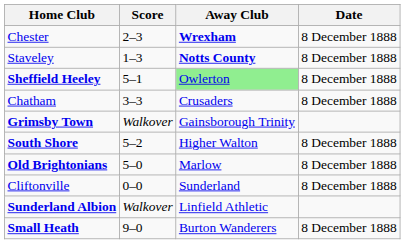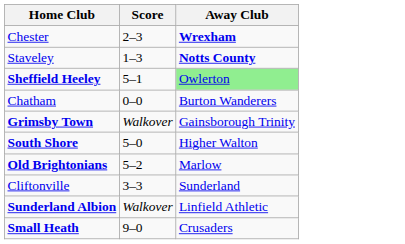- column: (349, 15)
(132, 100) 3–3 -> (132, 100) 0–0
(206, 100) Crusaders -> (228, 100) Burton Wanderers
(132, 143) 5–2 -> (132, 143) 5–0
(132, 164) 5–0 -> (132, 164) 5–2
(132, 185) 0–0 -> (132, 185) 3–3
(228, 228) Burton Wanderers -> (206, 228) Crusaders
